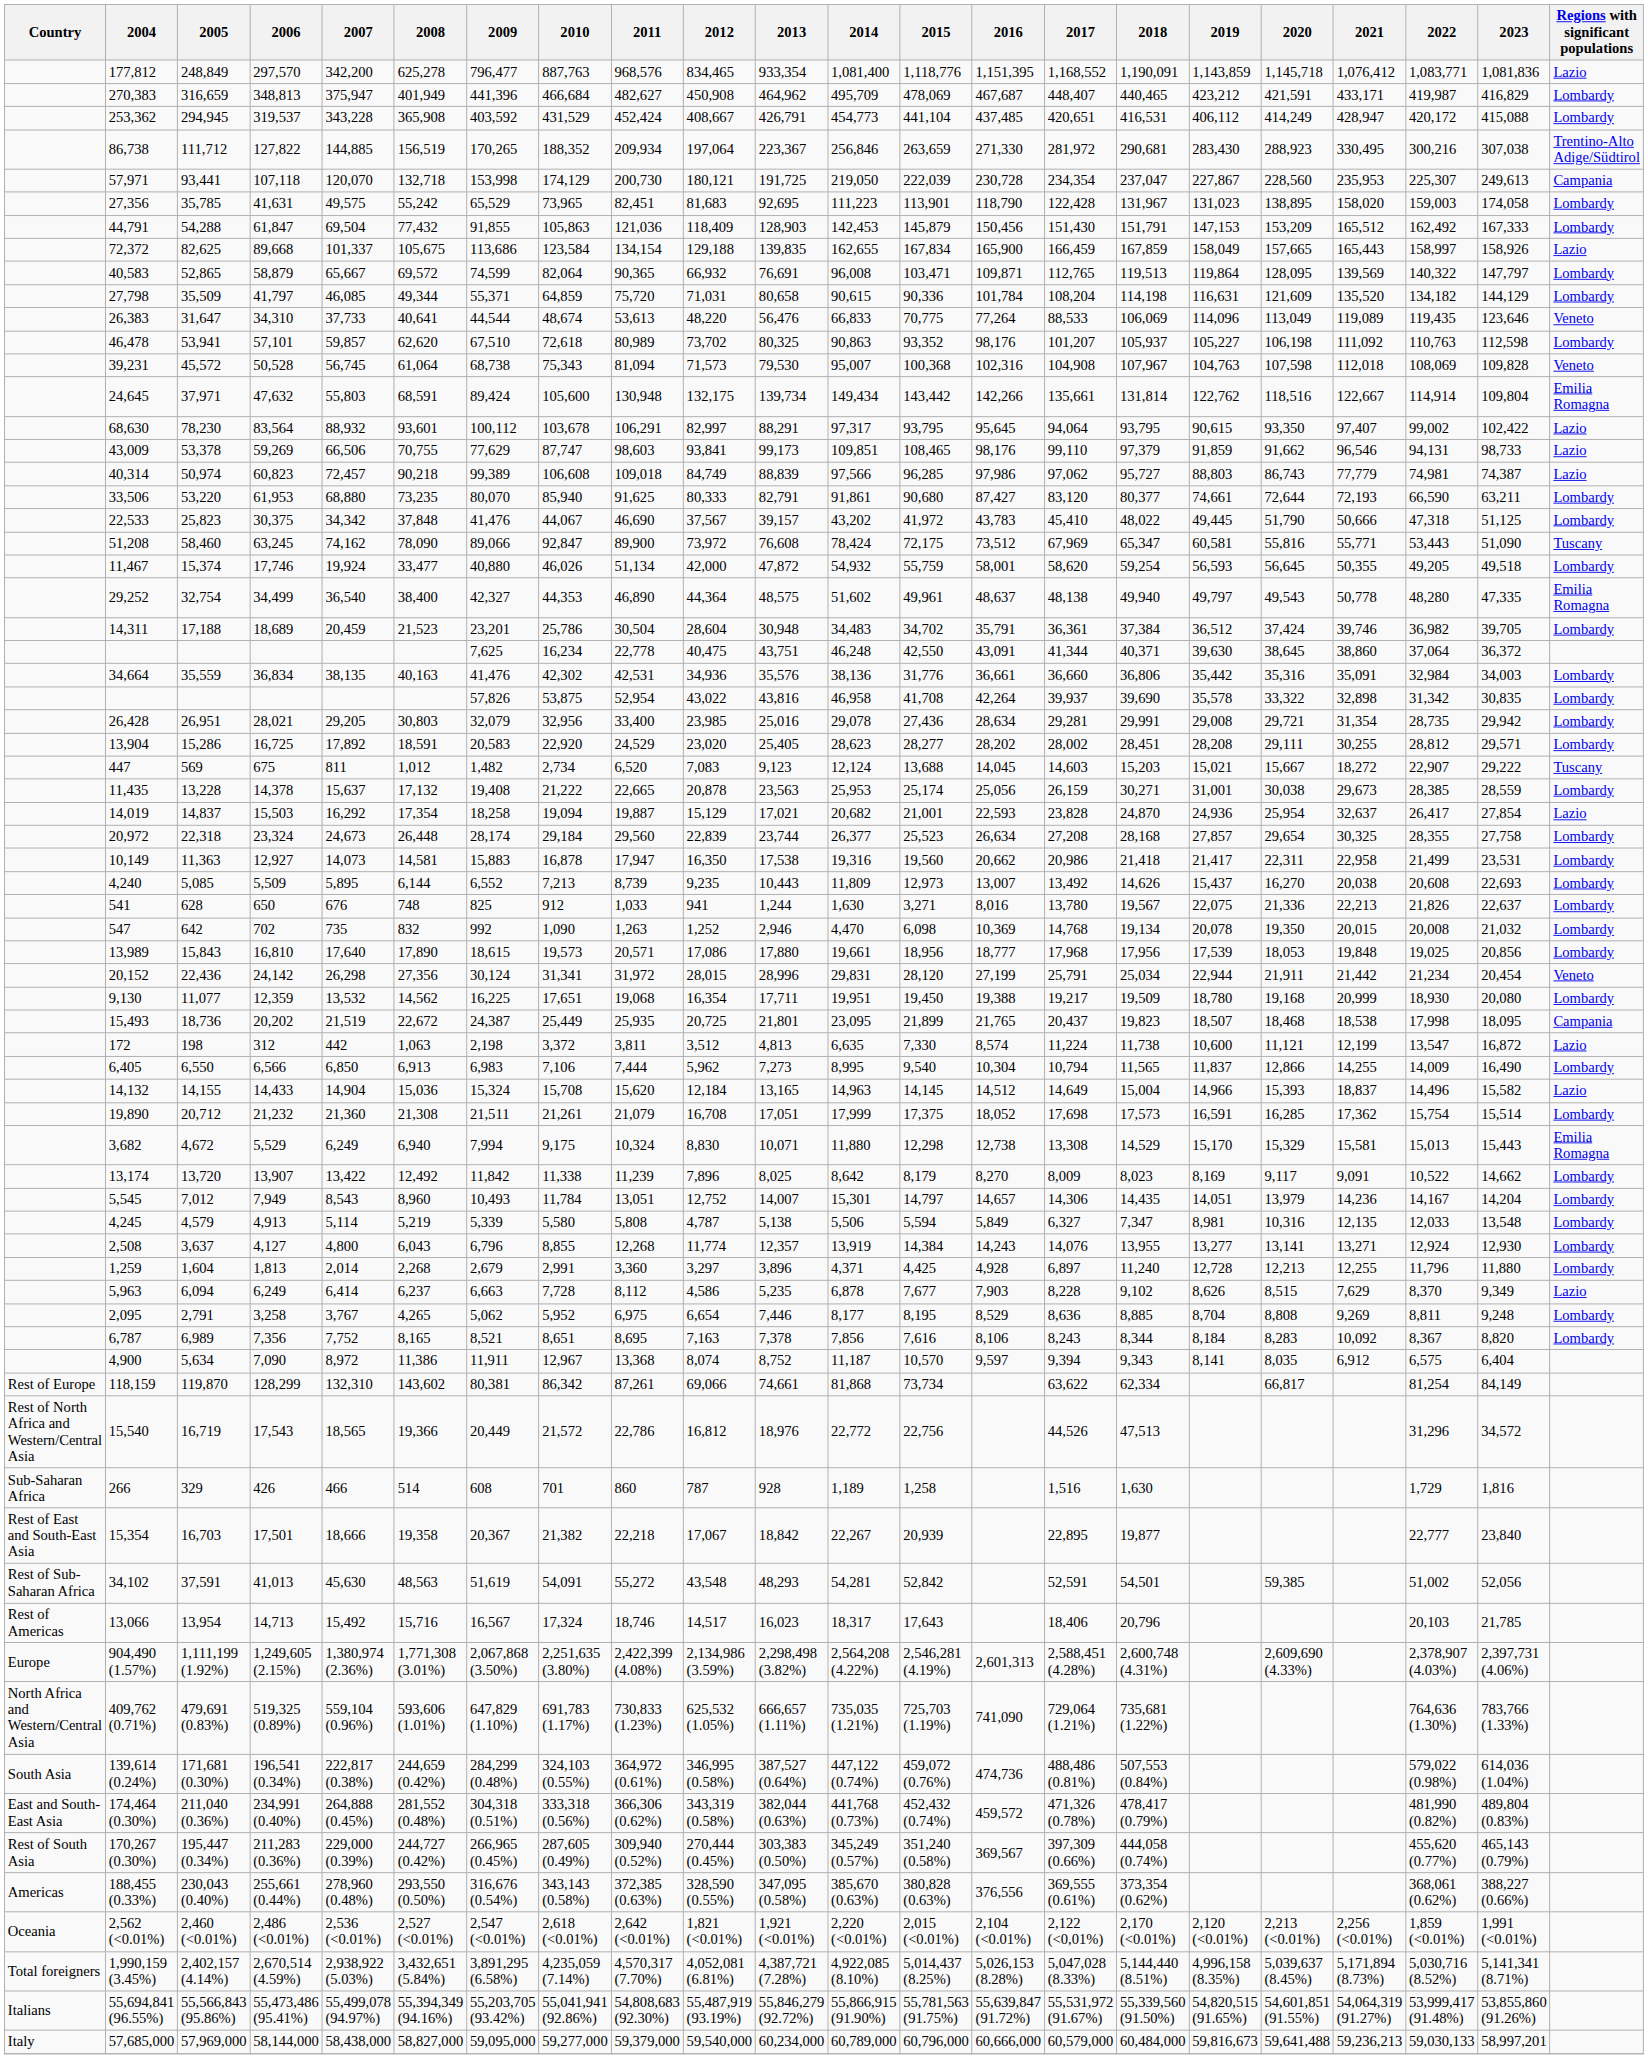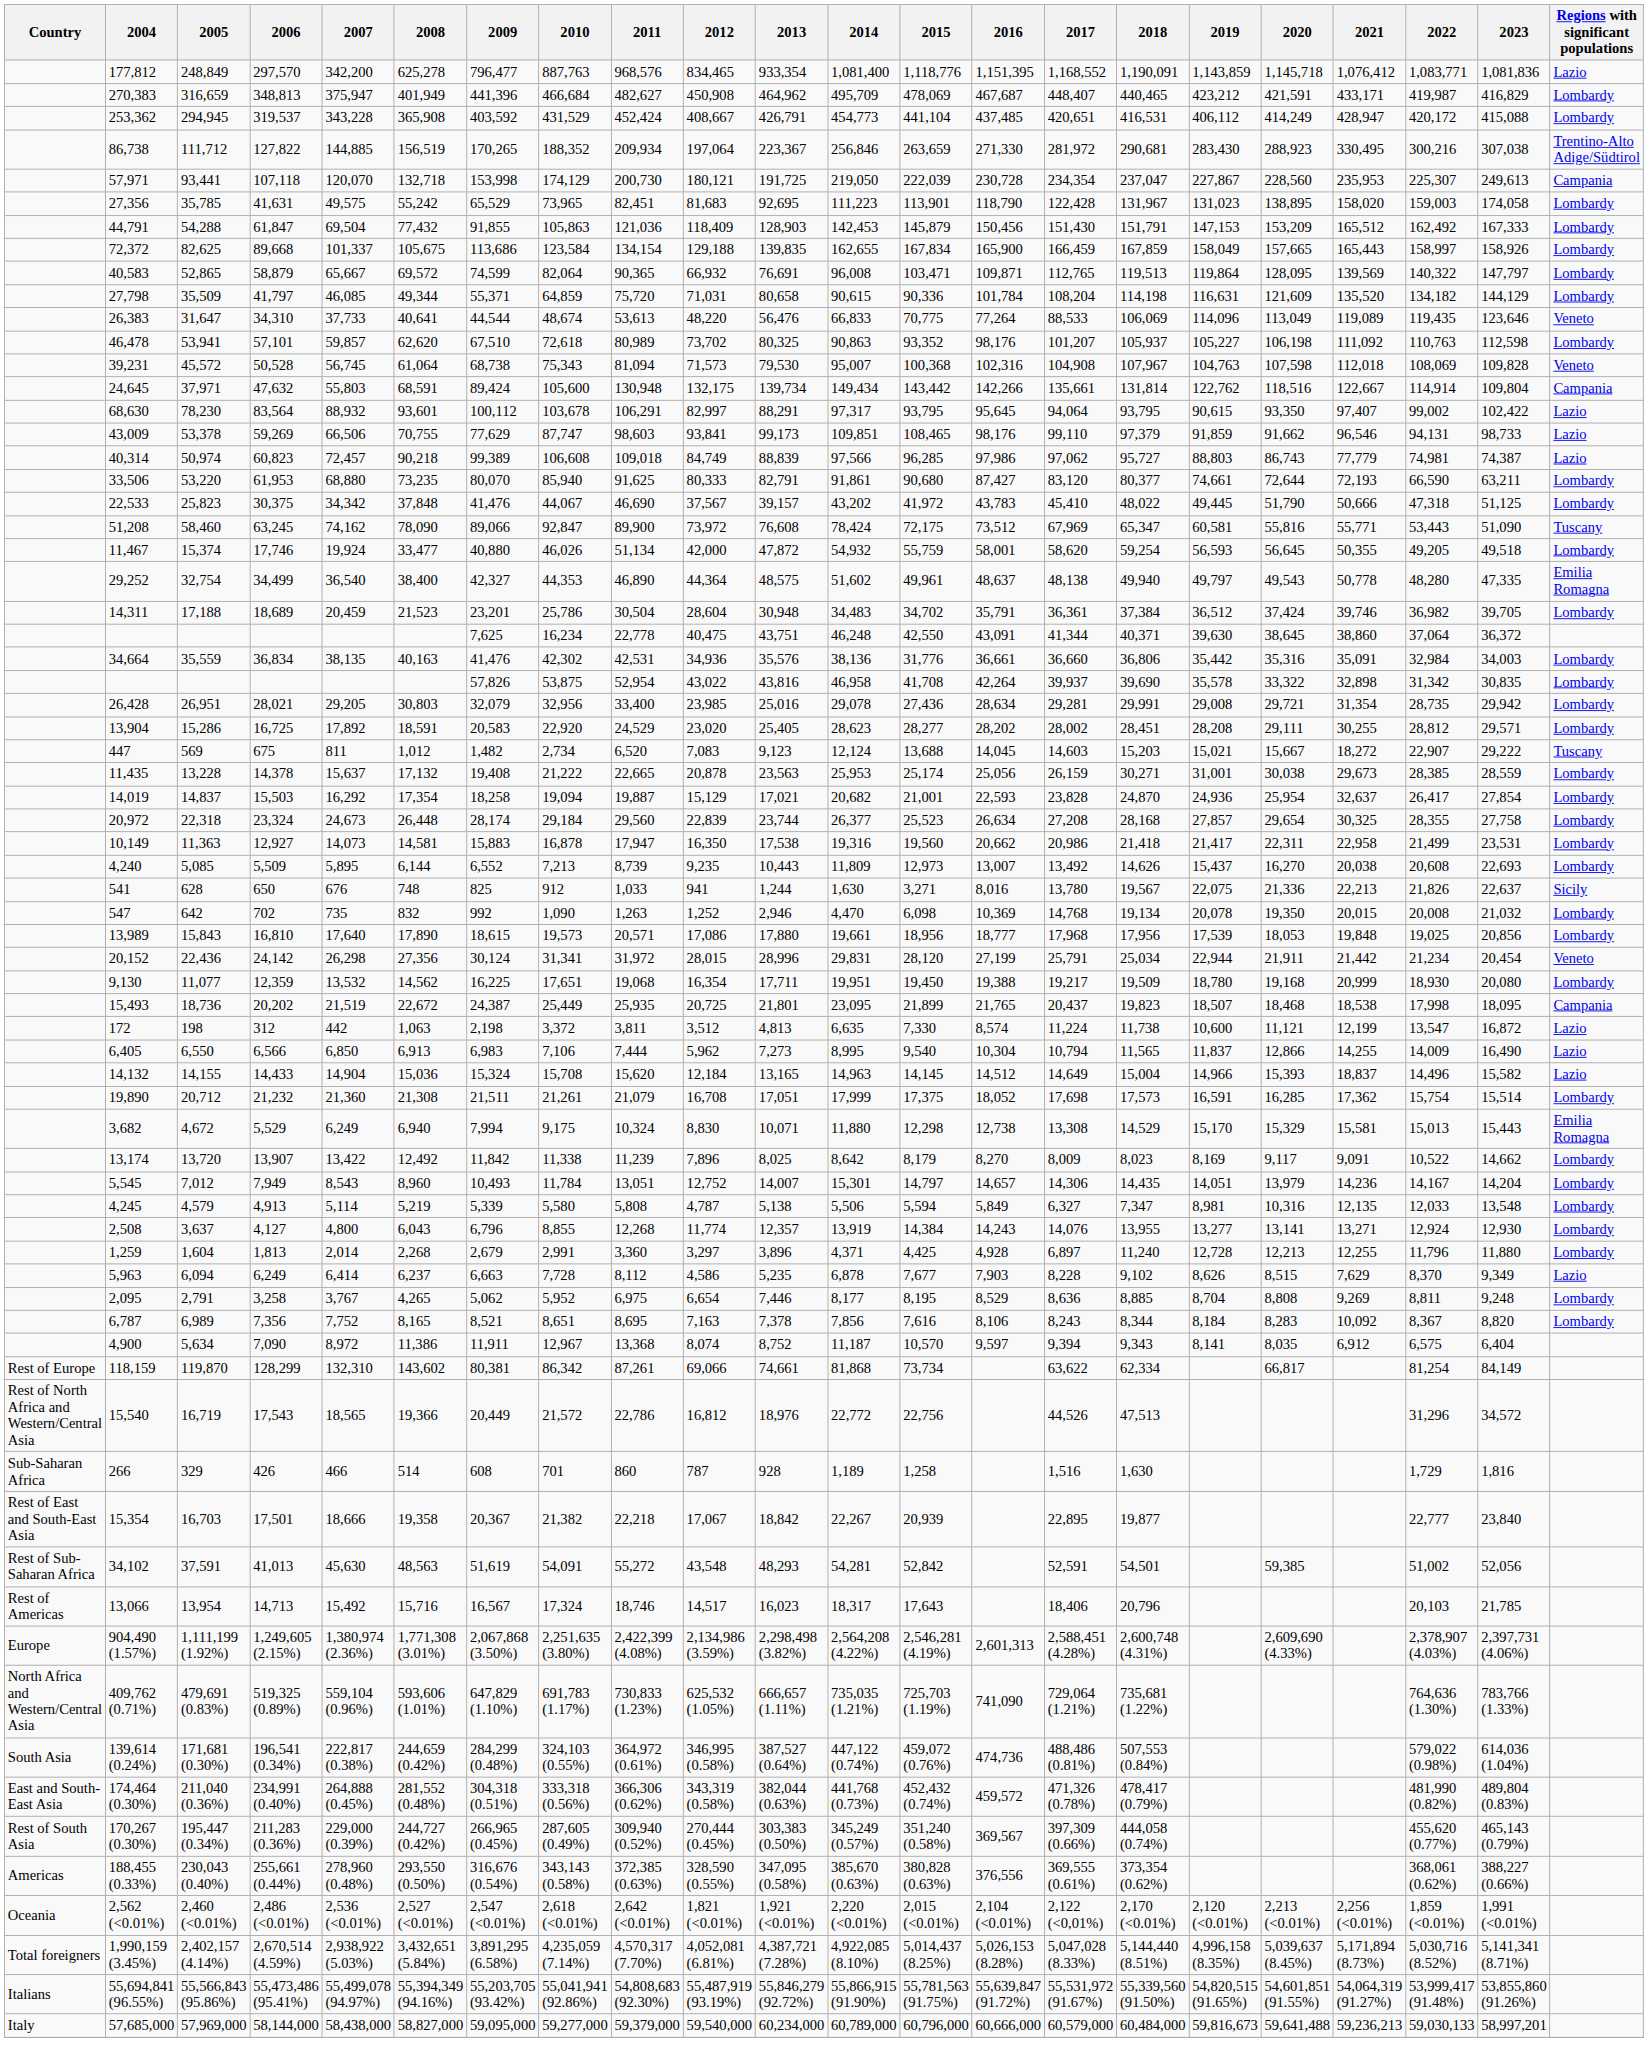(1570, 249) Lazio -> (1584, 249) Lombardy
(1581, 396) Emilia Romagna -> (1583, 388) Campania
(1570, 813) Lazio -> (1584, 797) Lombardy
(1584, 906) Lombardy -> (1570, 889) Sicily
(1584, 1067) Lombardy -> (1570, 1051) Lazio
